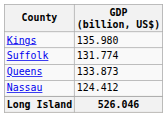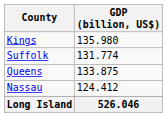(98, 72) 133.873 -> (98, 72) 133.875
